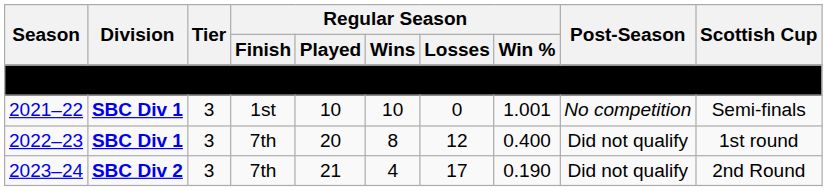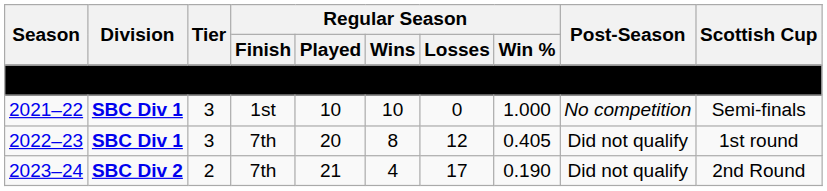(527, 110) 1.001 -> (527, 110) 1.000
(527, 140) 0.400 -> (527, 140) 0.405
(209, 170) 3 -> (209, 170) 2
